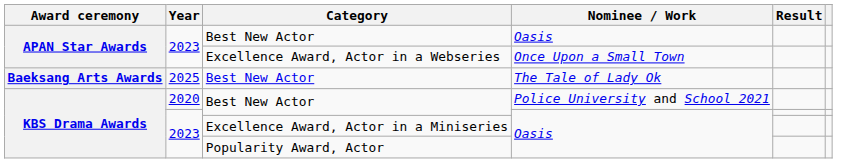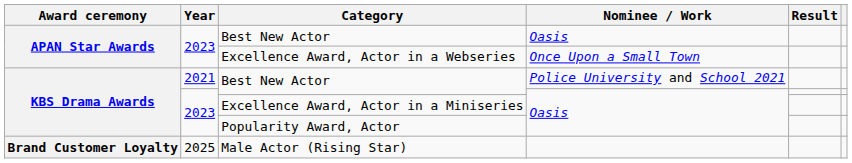- row: (260, 78)
(184, 99) 2020 -> (200, 78) 2021
+ row: (314, 147)
